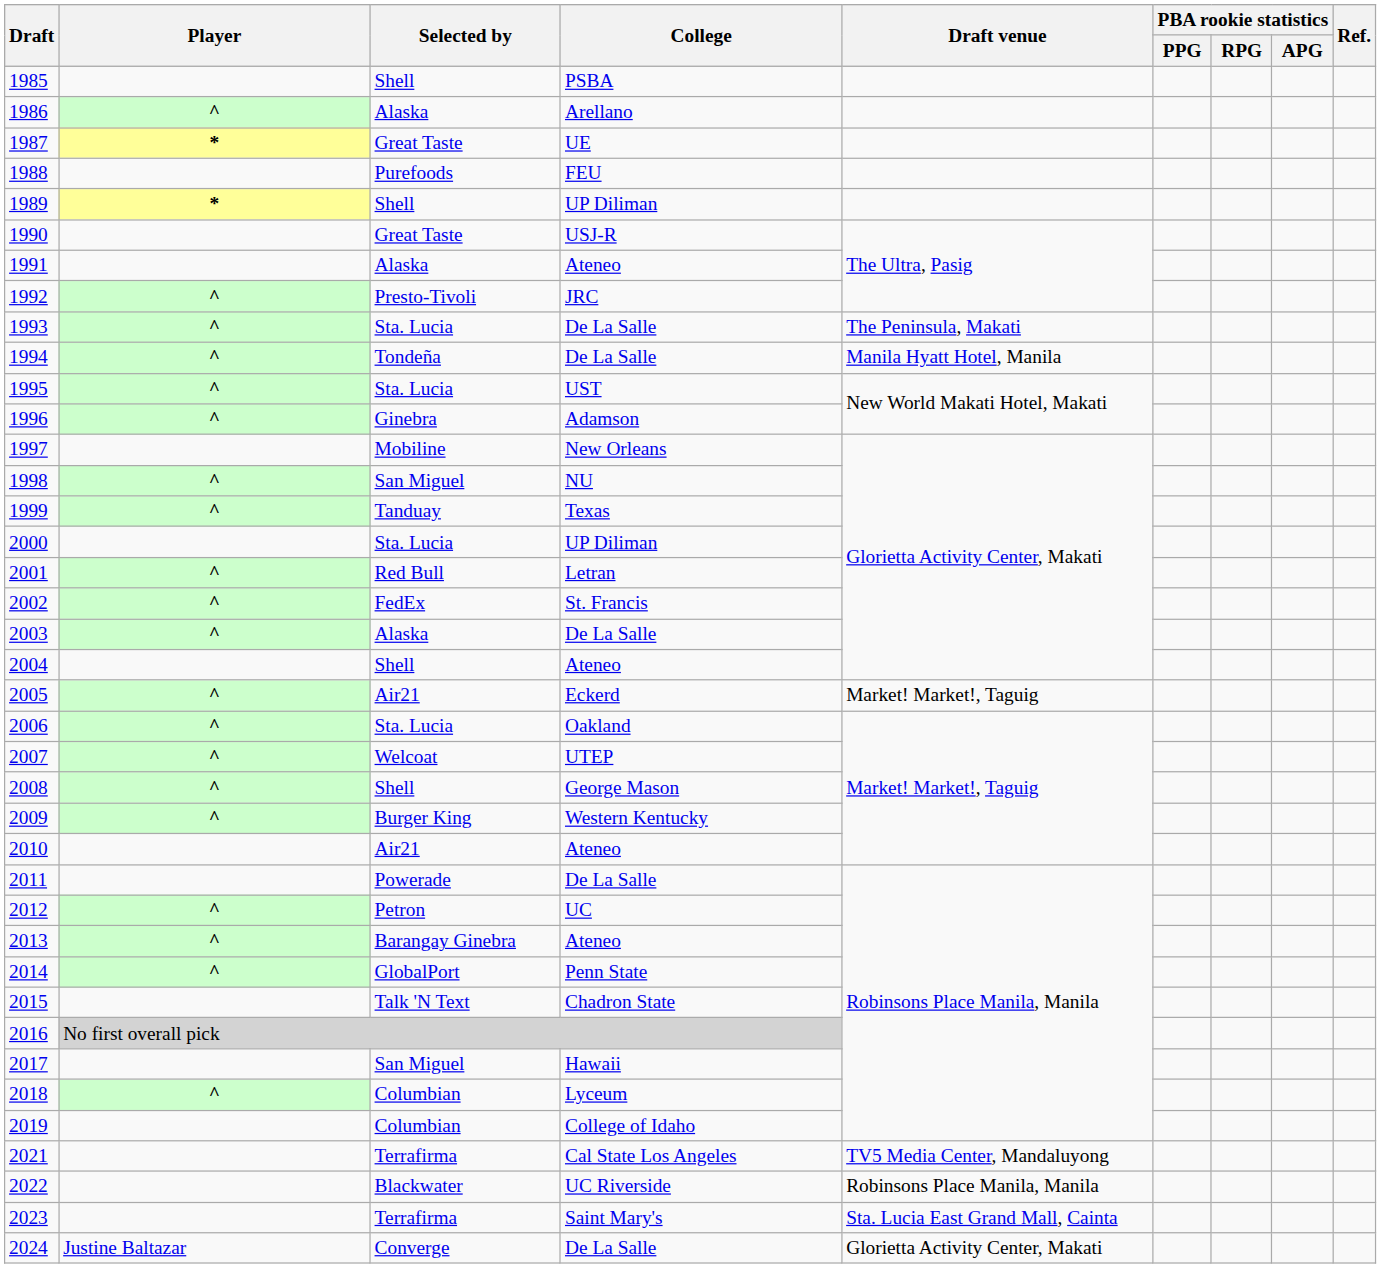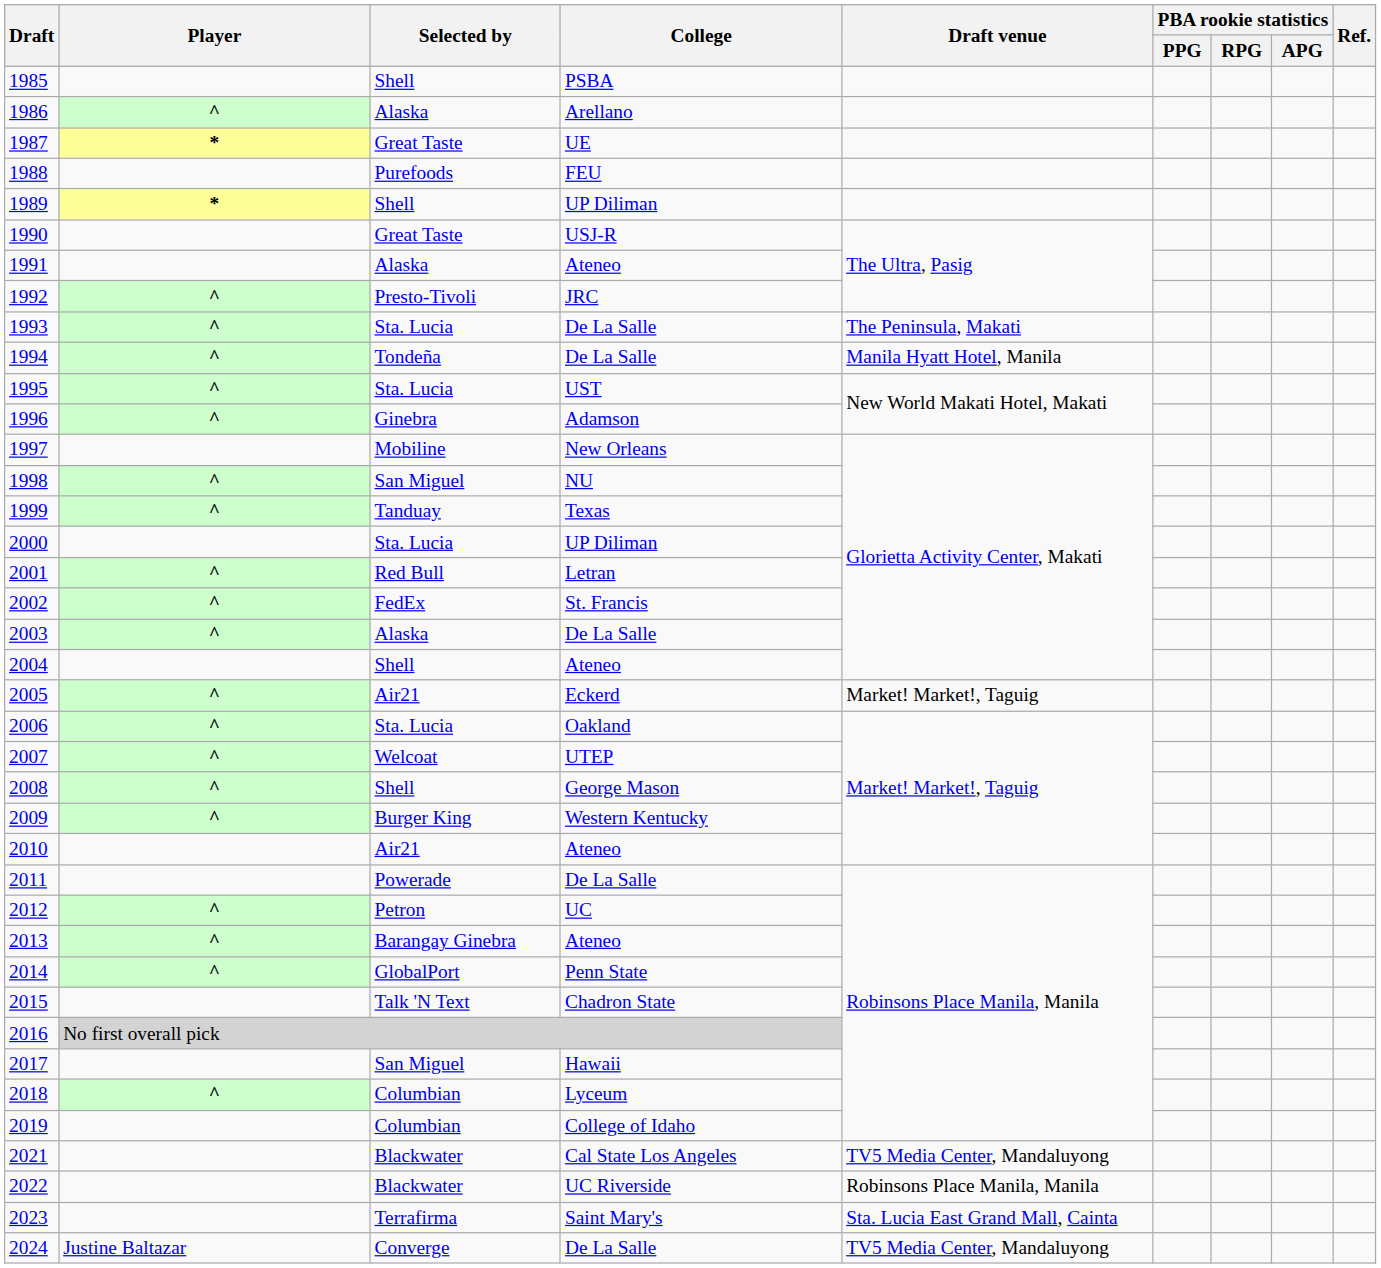(416, 1155) Terrafirma -> (419, 1155) Blackwater
(974, 1248) Glorietta Activity Center, Makati -> (978, 1248) TV5 Media Center, Mandaluyong
